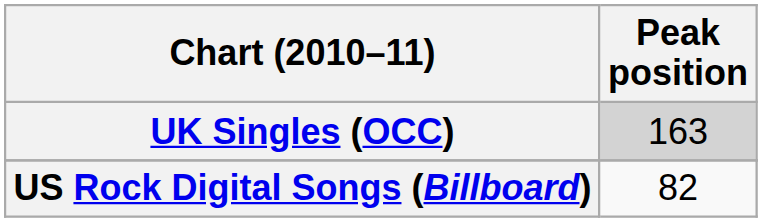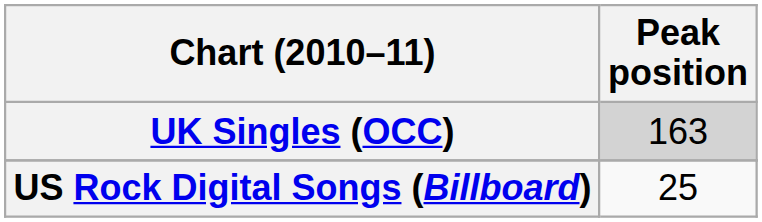(678, 187) 82 -> (678, 187) 25
